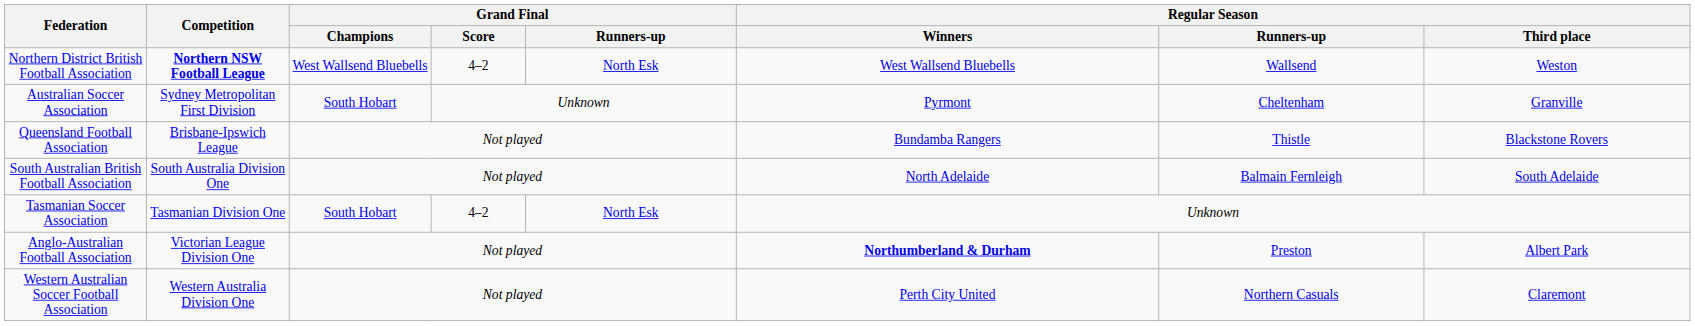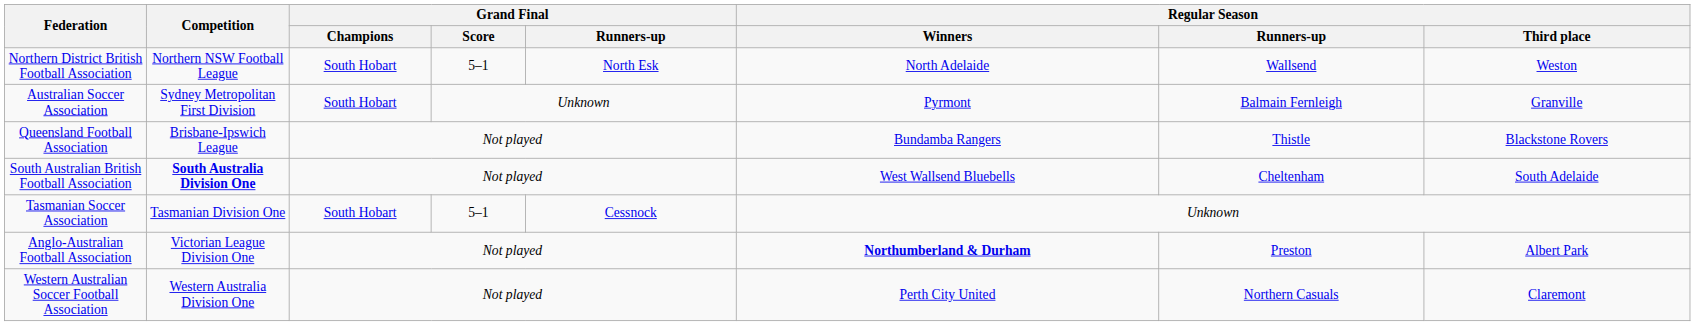(218, 66) bold -> (218, 66) normal
(360, 66) West Wallsend Bluebells -> (360, 66) South Hobart
(478, 66) 4–2 -> (478, 66) 5–1
(947, 66) West Wallsend Bluebells -> (947, 66) North Adelaide
(1291, 102) Cheltenham -> (1291, 102) Balmain Fernleigh
(218, 176) normal -> (218, 176) bold
(947, 176) North Adelaide -> (947, 176) West Wallsend Bluebells
(1291, 176) Balmain Fernleigh -> (1291, 176) Cheltenham
(478, 213) 4–2 -> (478, 213) 5–1
(631, 213) North Esk -> (631, 213) Cessnock
